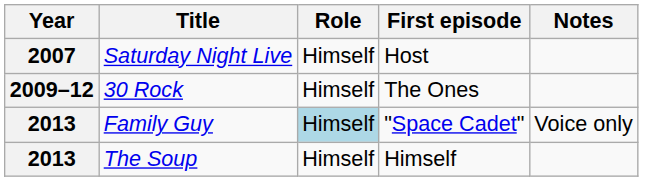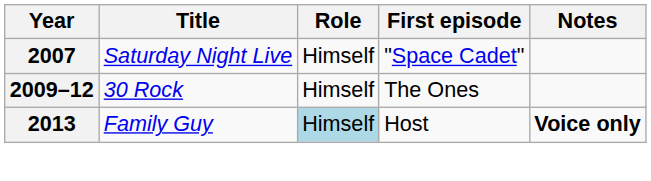(406, 55) Host -> (454, 55) "Space Cadet"
(454, 124) "Space Cadet" -> (406, 124) Host
(584, 124) normal -> (588, 124) bold
- row: (151, 158)
